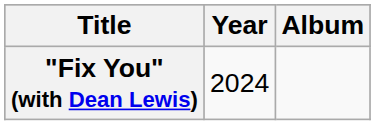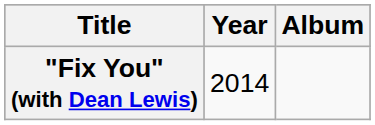(240, 82) 2024 -> (240, 82) 2014
